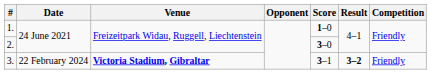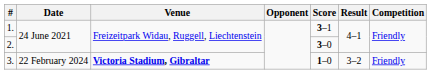(324, 28) 1–0 -> (324, 28) 3–1
(324, 60) 3–1 -> (324, 60) 1–0
(354, 60) bold -> (354, 60) normal
